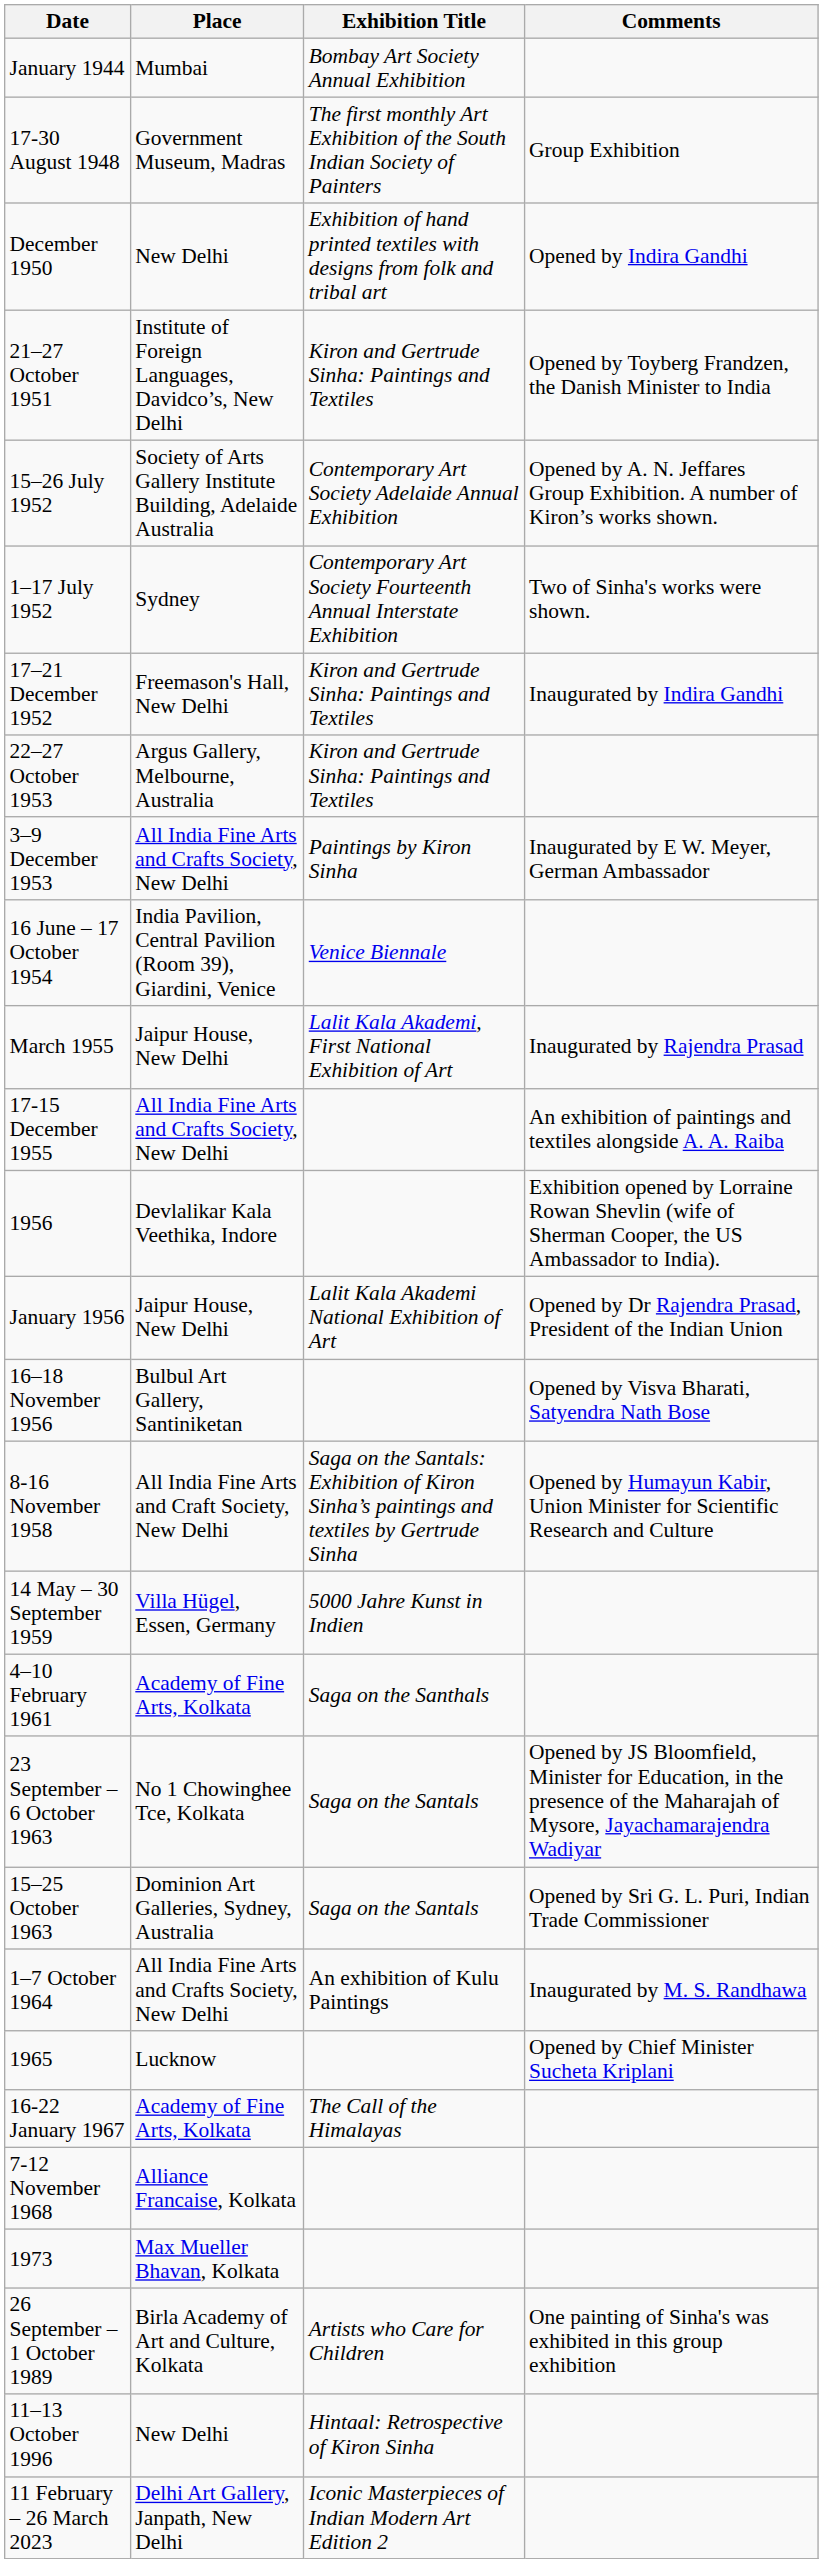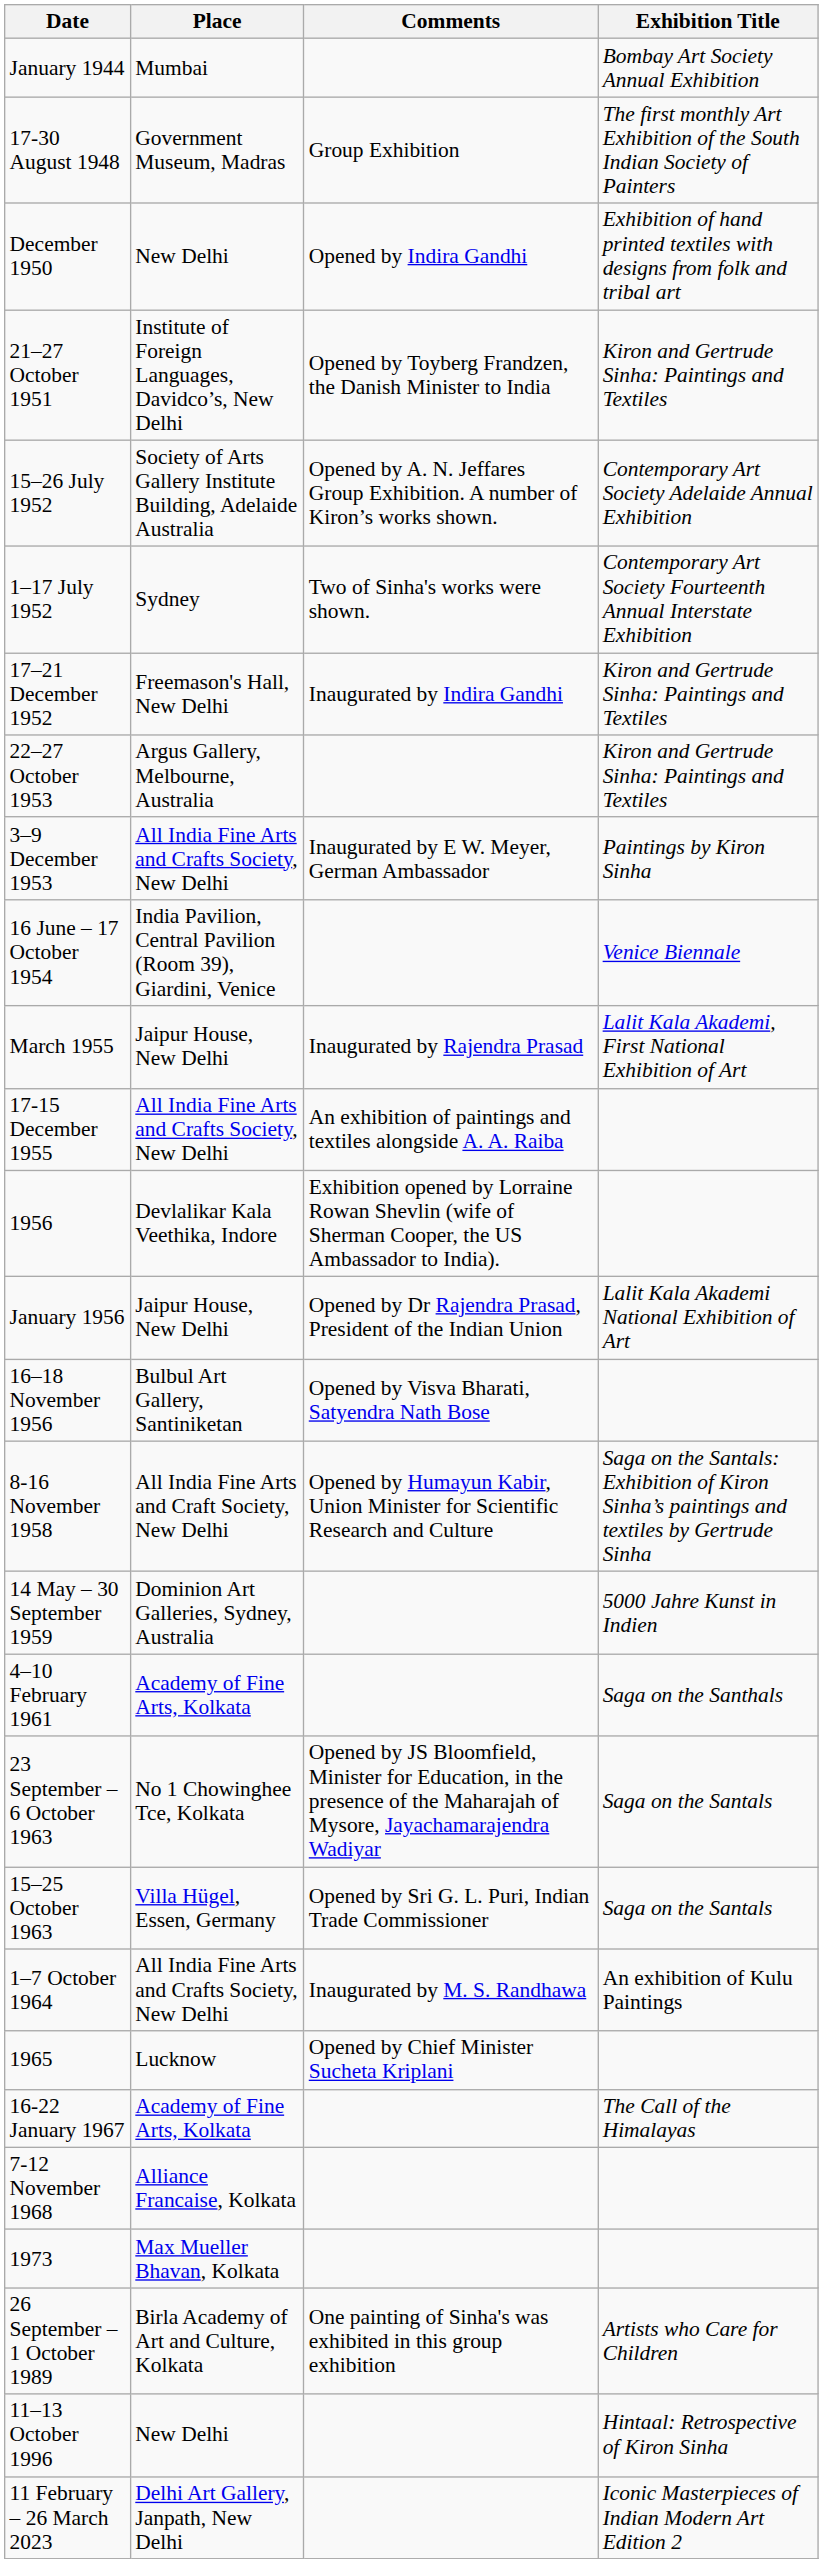columns swapped: (414, 21) <-> (671, 21)
(206, 1612) Villa Hügel, Essen, Germany -> (214, 1612) Dominion Art Galleries, Sydney, Australia
(214, 1907) Dominion Art Galleries, Sydney, Australia -> (206, 1907) Villa Hügel, Essen, Germany
